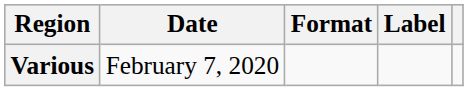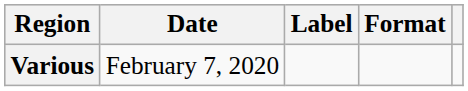columns swapped: (331, 24) <-> (415, 24)
